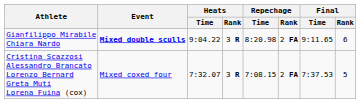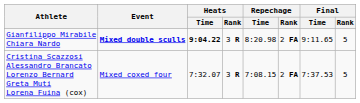(205, 39) normal -> (205, 39) bold
(345, 39) 6 -> (345, 39) 5
